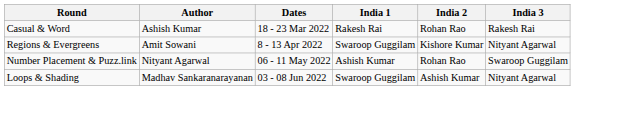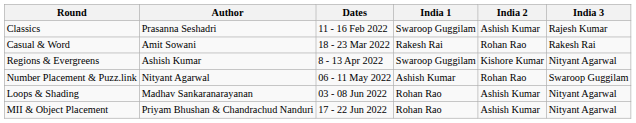+ row: (23, 28)
(171, 28) Ashish Kumar -> (169, 45) Amit Sowani
(169, 45) Amit Sowani -> (171, 61) Ashish Kumar
(375, 77) Swaroop Guggilam -> (419, 93) Rohan Rao
+ row: (57, 110)
